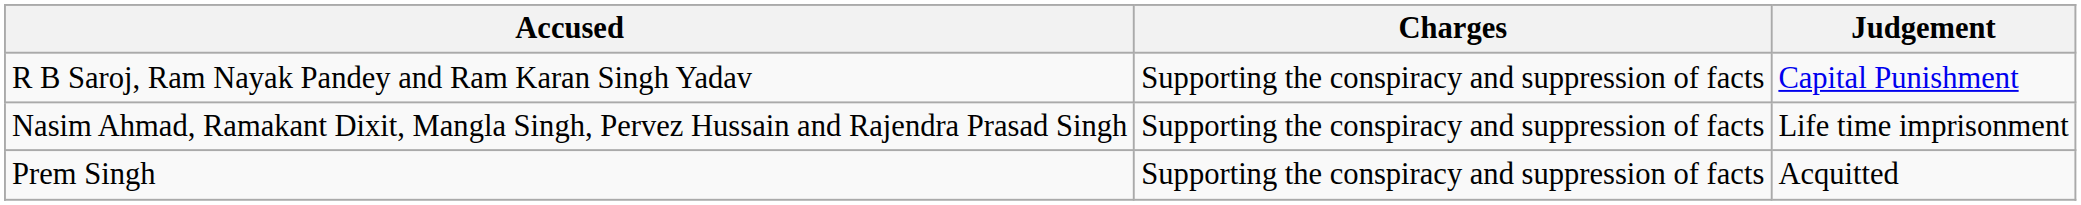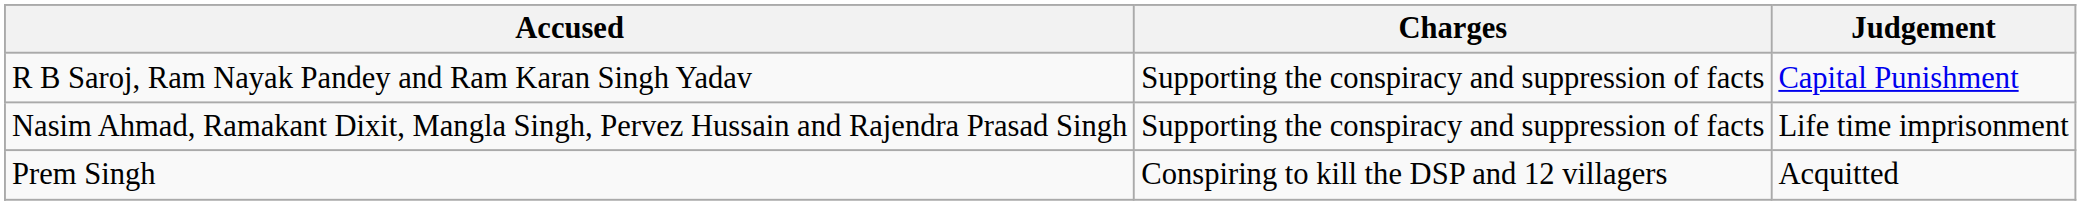(1453, 174) Supporting the conspiracy and suppression of facts -> (1404, 174) Conspiring to kill the DSP and 12 villagers
